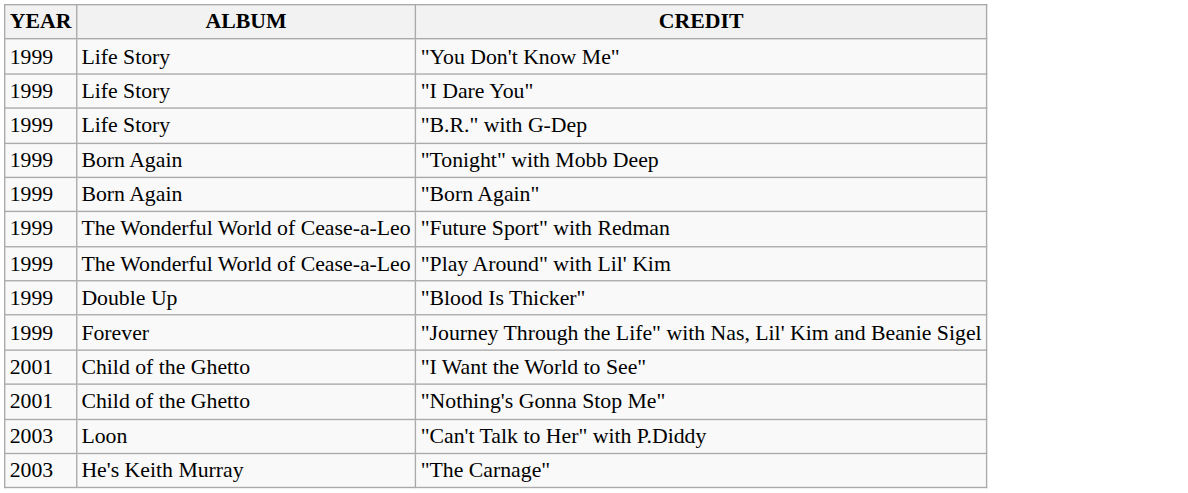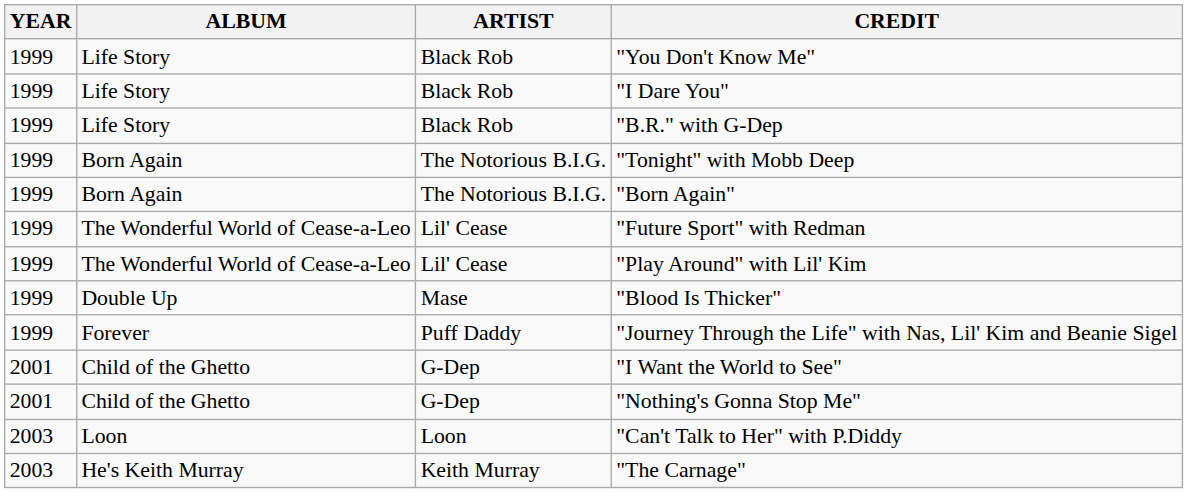+ column: (513, 21)
